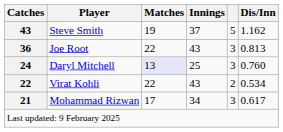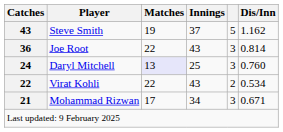(253, 48) 0.813 -> (253, 48) 0.814
(253, 100) 0.617 -> (253, 100) 0.671
